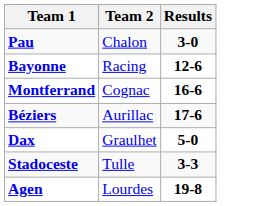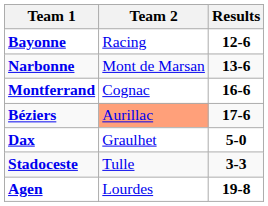- row: (21, 41)
+ row: (41, 66)
(128, 115) no background -> (128, 115) lightsalmon background
